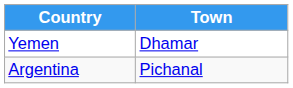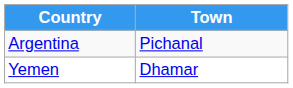rows swapped: (34, 43) <-> (44, 69)
